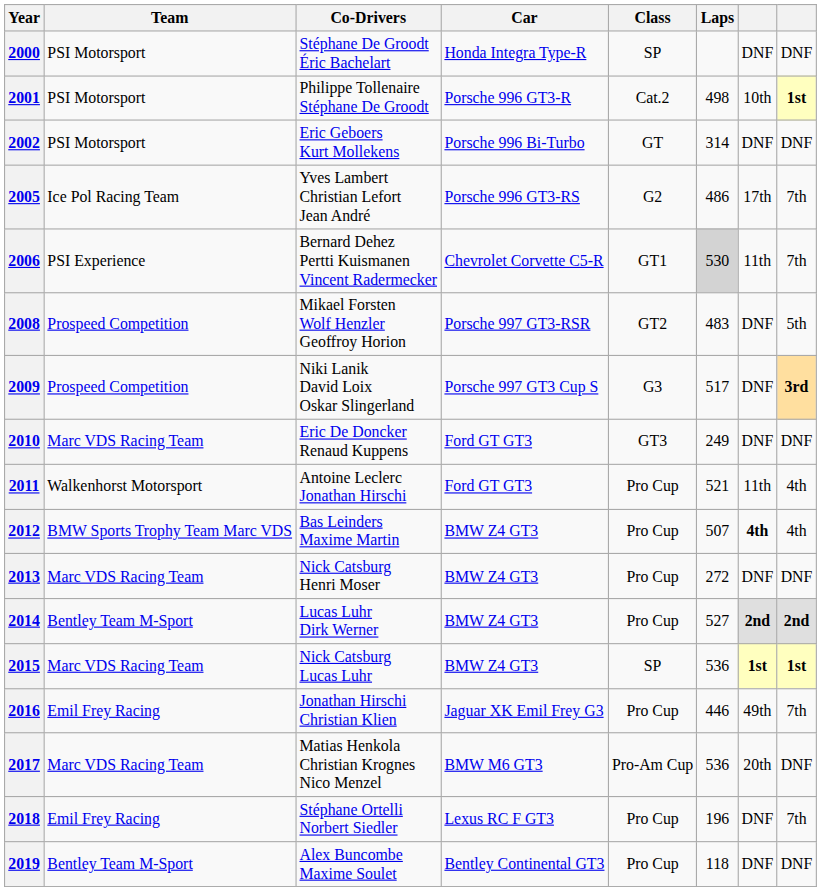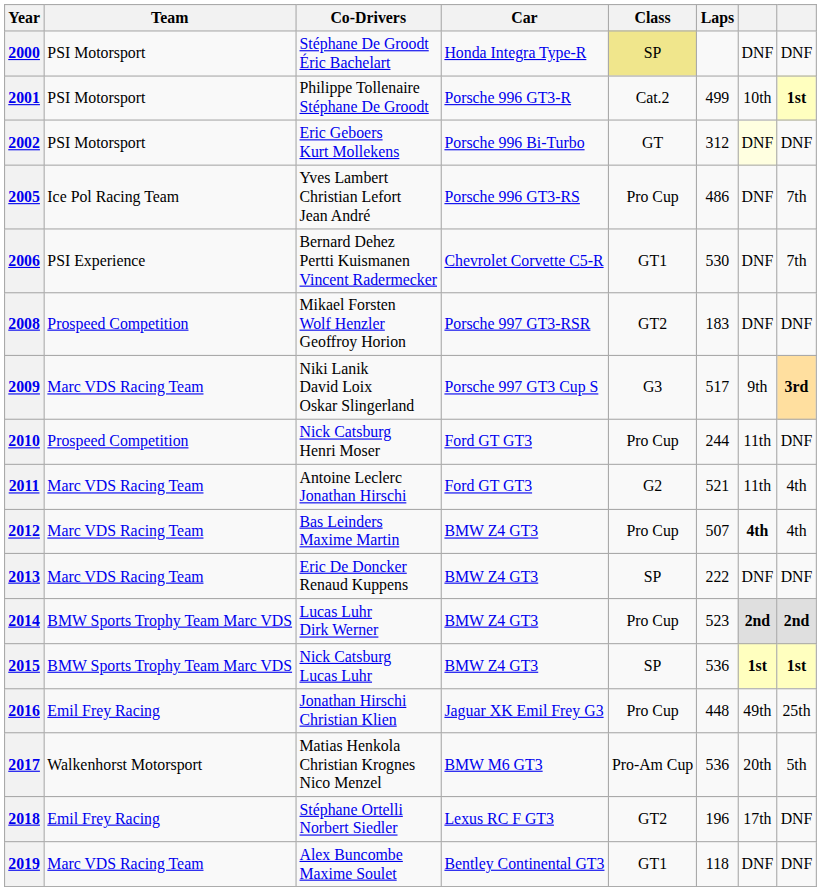(653, 53) no background -> (653, 53) khaki background
(717, 98) 498 -> (717, 98) 499
(717, 143) 314 -> (717, 143) 312
(757, 143) no background -> (757, 143) lightyellow background
(653, 197) G2 -> (653, 197) Pro Cup
(757, 197) 17th -> (757, 197) DNF
(717, 260) lightgrey background -> (717, 260) no background
(757, 260) 11th -> (757, 260) DNF
(717, 324) 483 -> (717, 324) 183
(796, 324) 5th -> (796, 324) DNF
(118, 387) Prospeed Competition -> (125, 387) Marc VDS Racing Team
(757, 387) DNF -> (757, 387) 9th
(125, 442) Marc VDS Racing Team -> (118, 442) Prospeed Competition
(354, 442) Eric De Doncker Renaud Kuppens -> (345, 442) Nick Catsburg Henri Moser
(653, 442) GT3 -> (653, 442) Pro Cup
(717, 442) 249 -> (717, 442) 244
(757, 442) DNF -> (757, 442) 11th
(125, 486) Walkenhorst Motorsport -> (125, 486) Marc VDS Racing Team
(653, 486) Pro Cup -> (653, 486) G2
(170, 531) BMW Sports Trophy Team Marc VDS -> (125, 531) Marc VDS Racing Team
(345, 576) Nick Catsburg Henri Moser -> (354, 576) Eric De Doncker Renaud Kuppens
(653, 576) Pro Cup -> (653, 576) SP
(717, 576) 272 -> (717, 576) 222
(120, 621) Bentley Team M-Sport -> (170, 621) BMW Sports Trophy Team Marc VDS
(717, 621) 527 -> (717, 621) 523
(125, 666) Marc VDS Racing Team -> (170, 666) BMW Sports Trophy Team Marc VDS
(717, 710) 446 -> (717, 710) 448
(796, 710) 7th -> (796, 710) 25th
(125, 765) Marc VDS Racing Team -> (125, 765) Walkenhorst Motorsport
(796, 765) DNF -> (796, 765) 5th
(653, 819) Pro Cup -> (653, 819) GT2
(757, 819) DNF -> (757, 819) 17th
(796, 819) 7th -> (796, 819) DNF
(120, 864) Bentley Team M-Sport -> (125, 864) Marc VDS Racing Team
(653, 864) Pro Cup -> (653, 864) GT1
